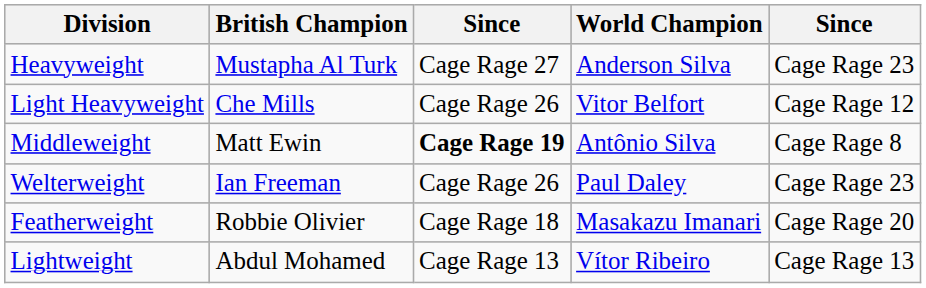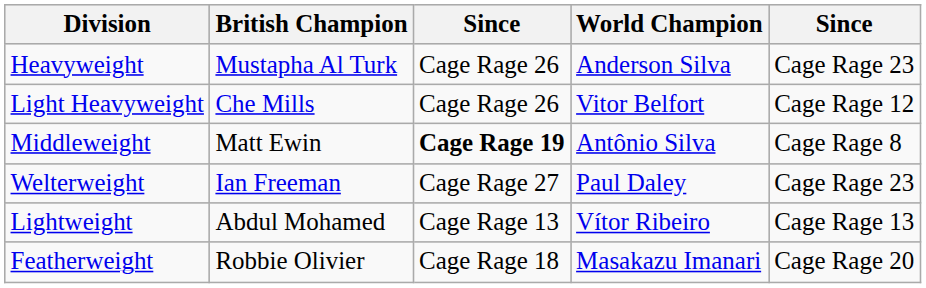(489, 63) Cage Rage 27 -> (489, 63) Cage Rage 26
(489, 182) Cage Rage 26 -> (489, 182) Cage Rage 27
rows swapped: (72, 261) <-> (82, 222)
